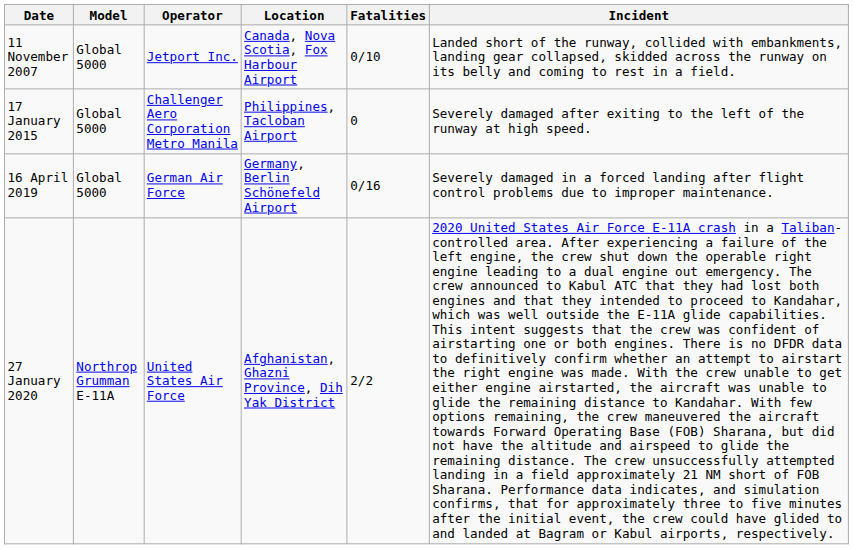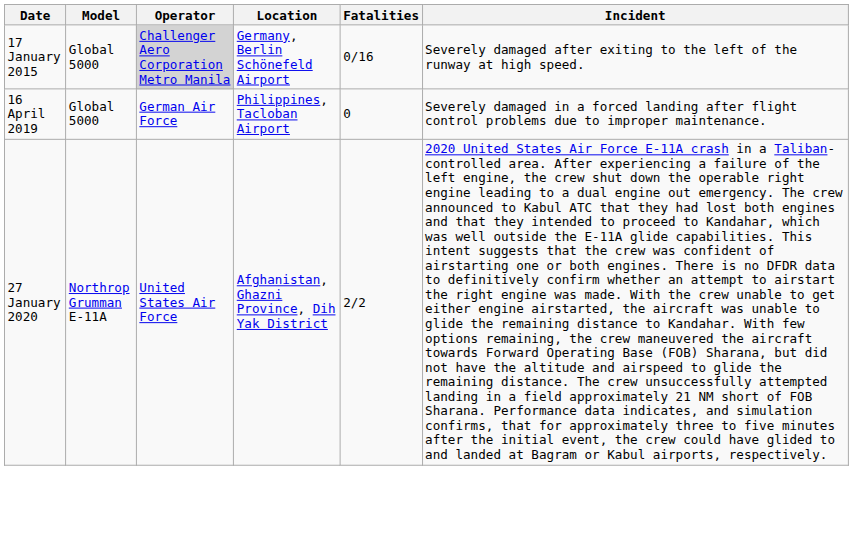- row: (38, 57)
(192, 121) no background -> (185, 57) lightgrey background
(290, 121) Philippines, Tacloban Airport -> (275, 57) Germany, Berlin Schönefeld Airport
(354, 121) 0 -> (358, 57) 0/16
(282, 186) Germany, Berlin Schönefeld Airport -> (282, 114) Philippines, Tacloban Airport
(365, 186) 0/16 -> (347, 114) 0
